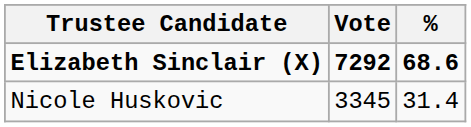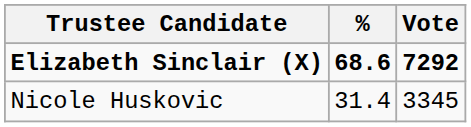columns swapped: (363, 24) <-> (431, 24)
